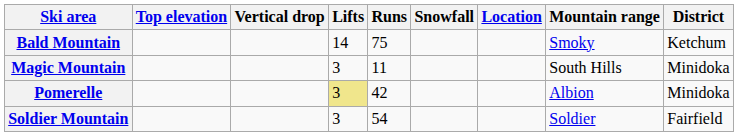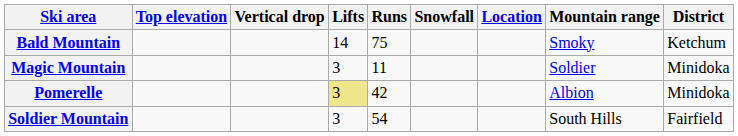(585, 67) South Hills -> (572, 67) Soldier
(572, 118) Soldier -> (585, 118) South Hills
